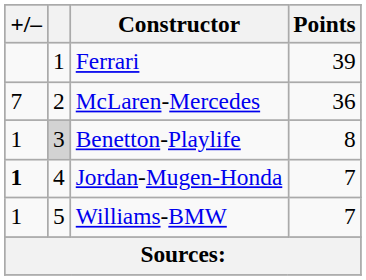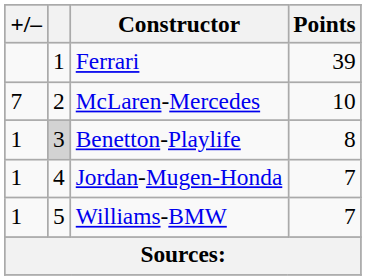(344, 100) 36 -> (344, 100) 10
(16, 177) bold -> (16, 177) normal
